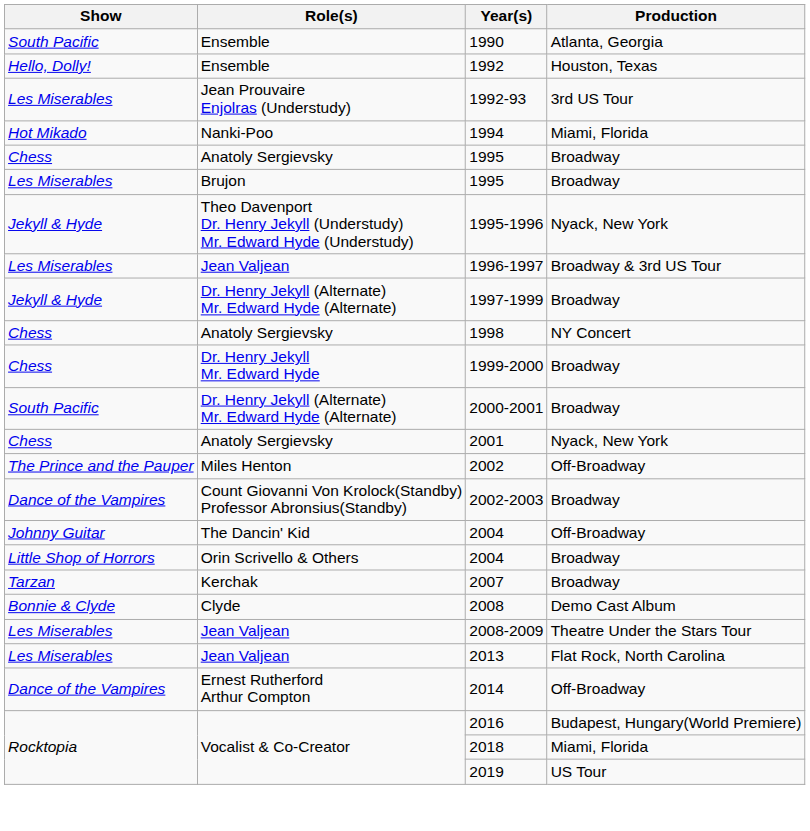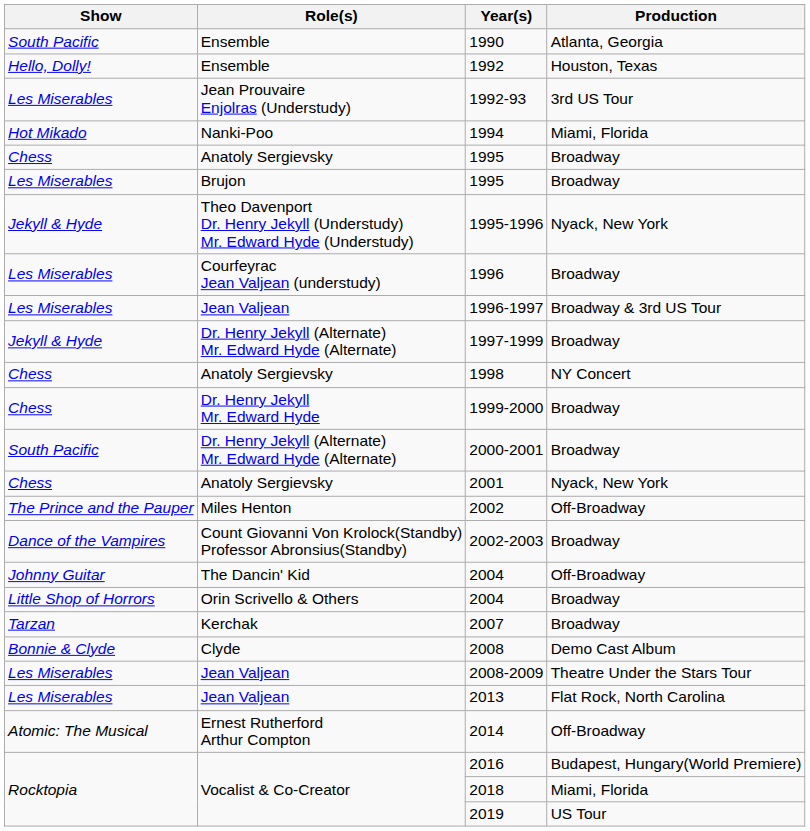+ row: (291, 274)
(87, 689) Dance of the Vampires -> (78, 731) Atomic: The Musical
